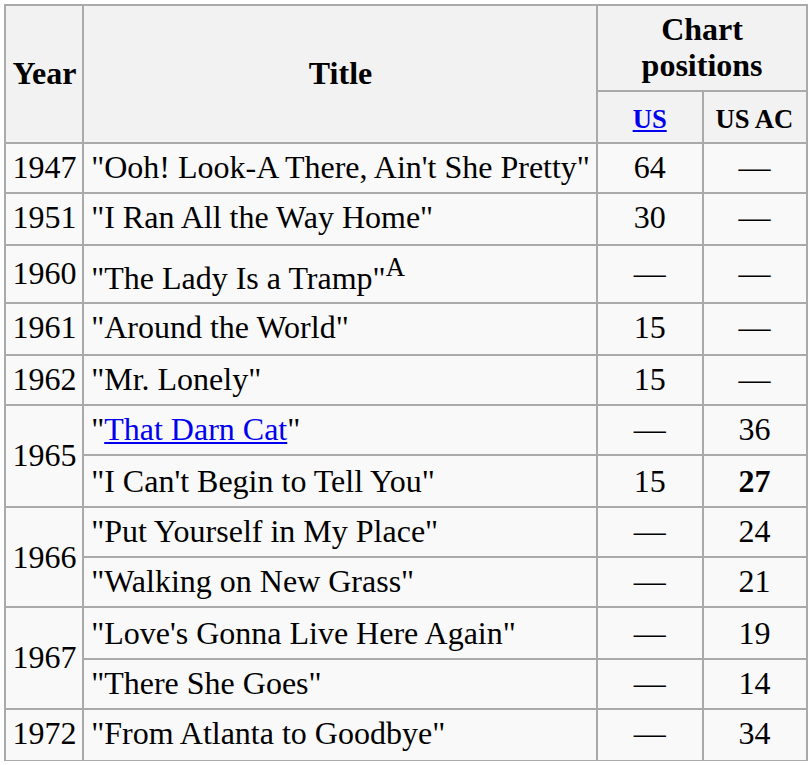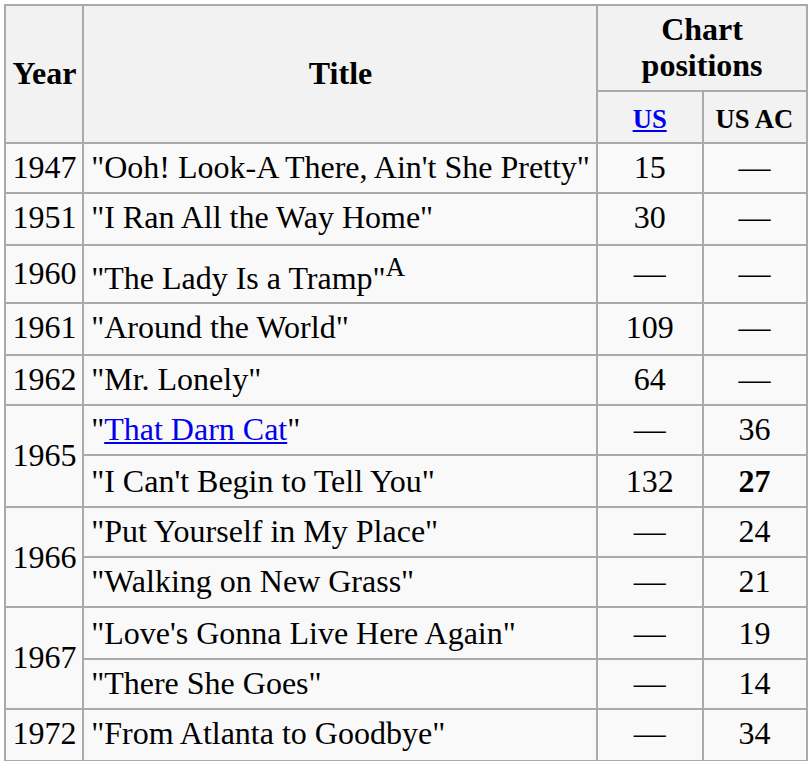(650, 167) 64 -> (650, 167) 15
(650, 328) 15 -> (650, 328) 109
(650, 379) 15 -> (650, 379) 64
(650, 480) 15 -> (650, 480) 132
